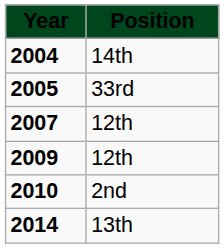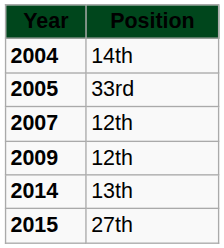- row: (34, 191)
+ row: (34, 225)
